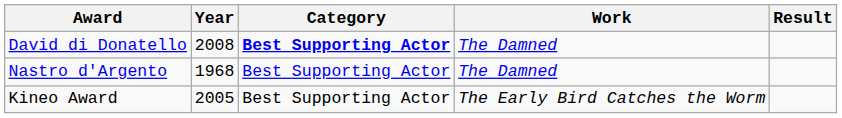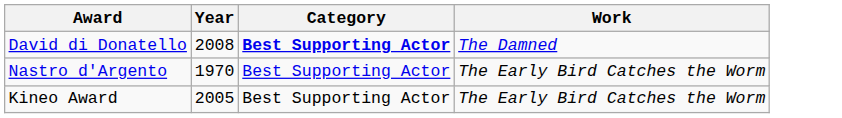- column: (803, 18)
(215, 72) 1968 -> (215, 72) 1970
(508, 72) The Damned -> (612, 72) The Early Bird Catches the Worm
